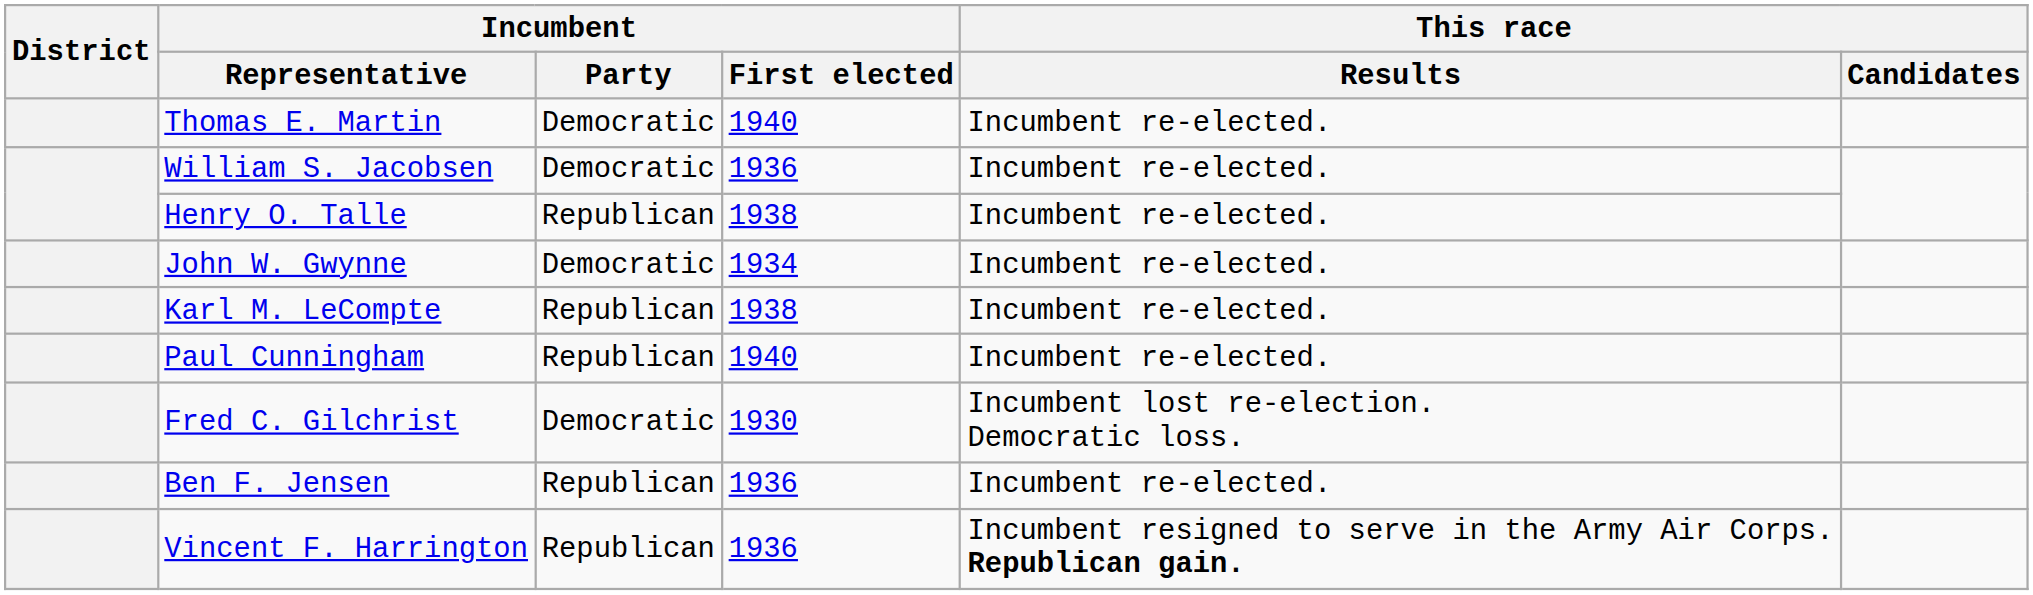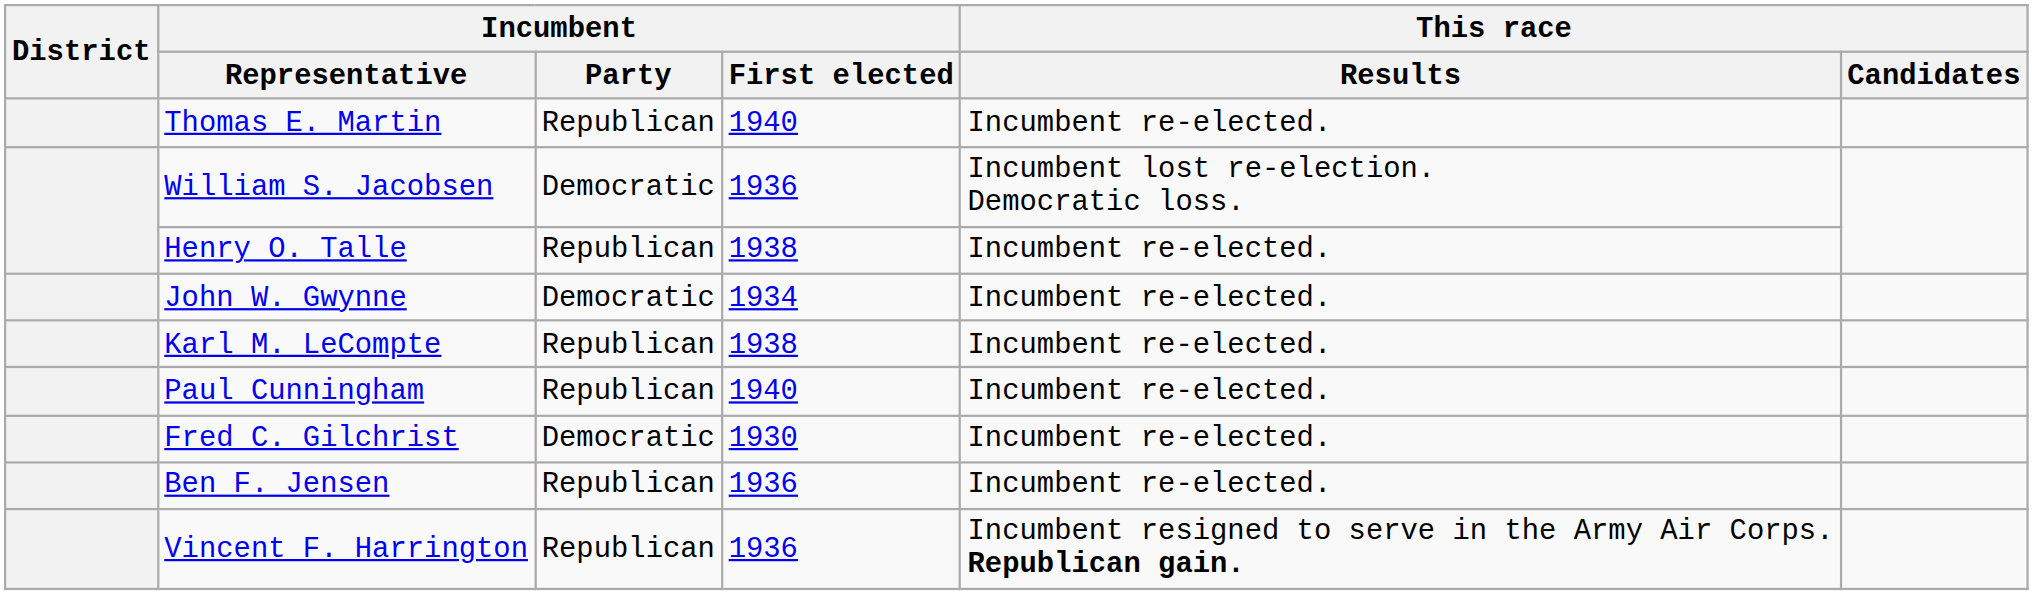(628, 123) Democratic -> (628, 123) Republican
(1149, 170) Incumbent re-elected. -> (1201, 186) Incumbent lost re-election. Democratic loss.
(1201, 422) Incumbent lost re-election. Democratic loss. -> (1149, 438) Incumbent re-elected.
